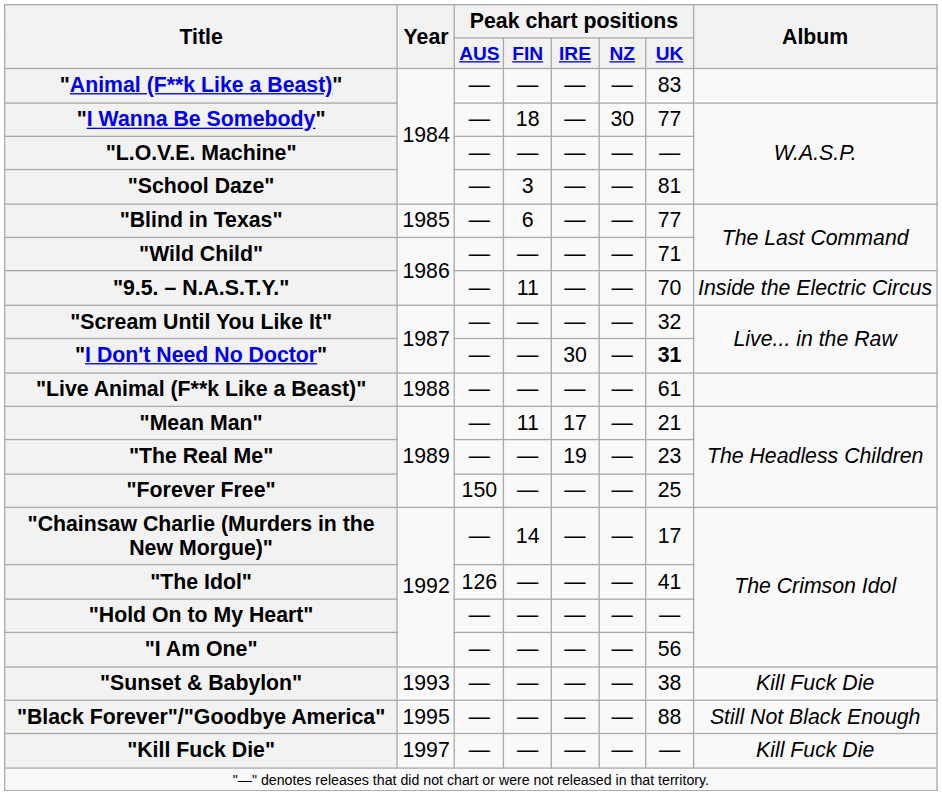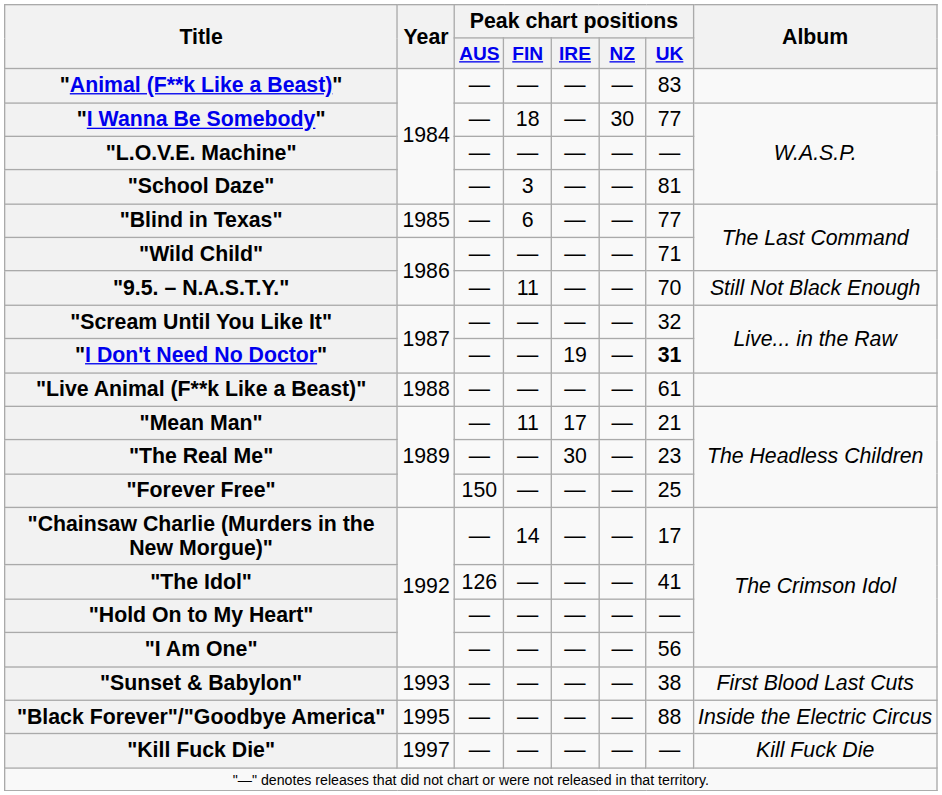(815, 287) Inside the Electric Circus -> (815, 287) Still Not Black Enough
(575, 355) 30 -> (575, 355) 19
(575, 456) 19 -> (575, 456) 30
(815, 683) Kill Fuck Die -> (815, 683) First Blood Last Cuts
(815, 716) Still Not Black Enough -> (815, 716) Inside the Electric Circus
